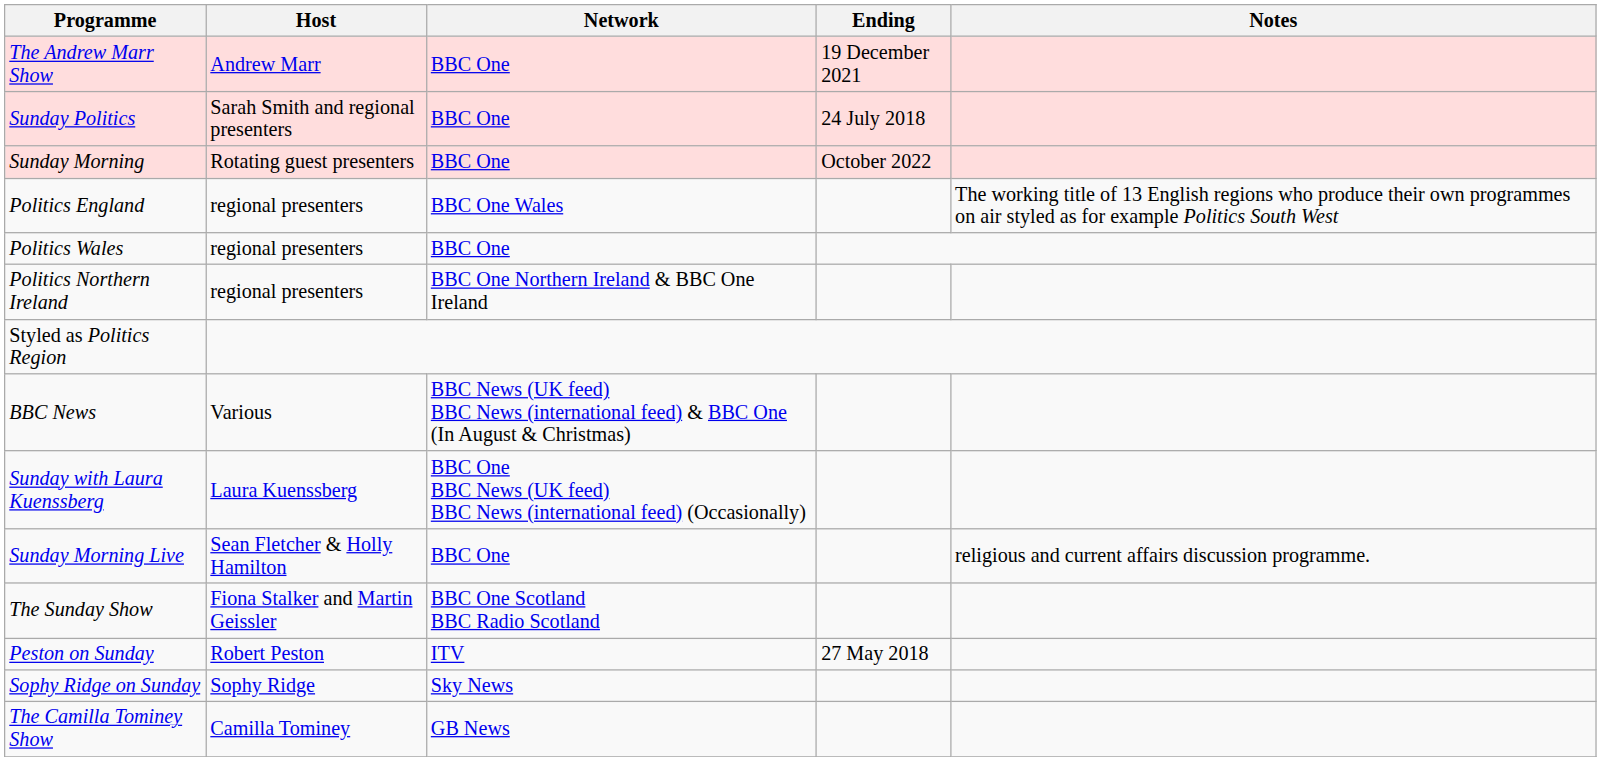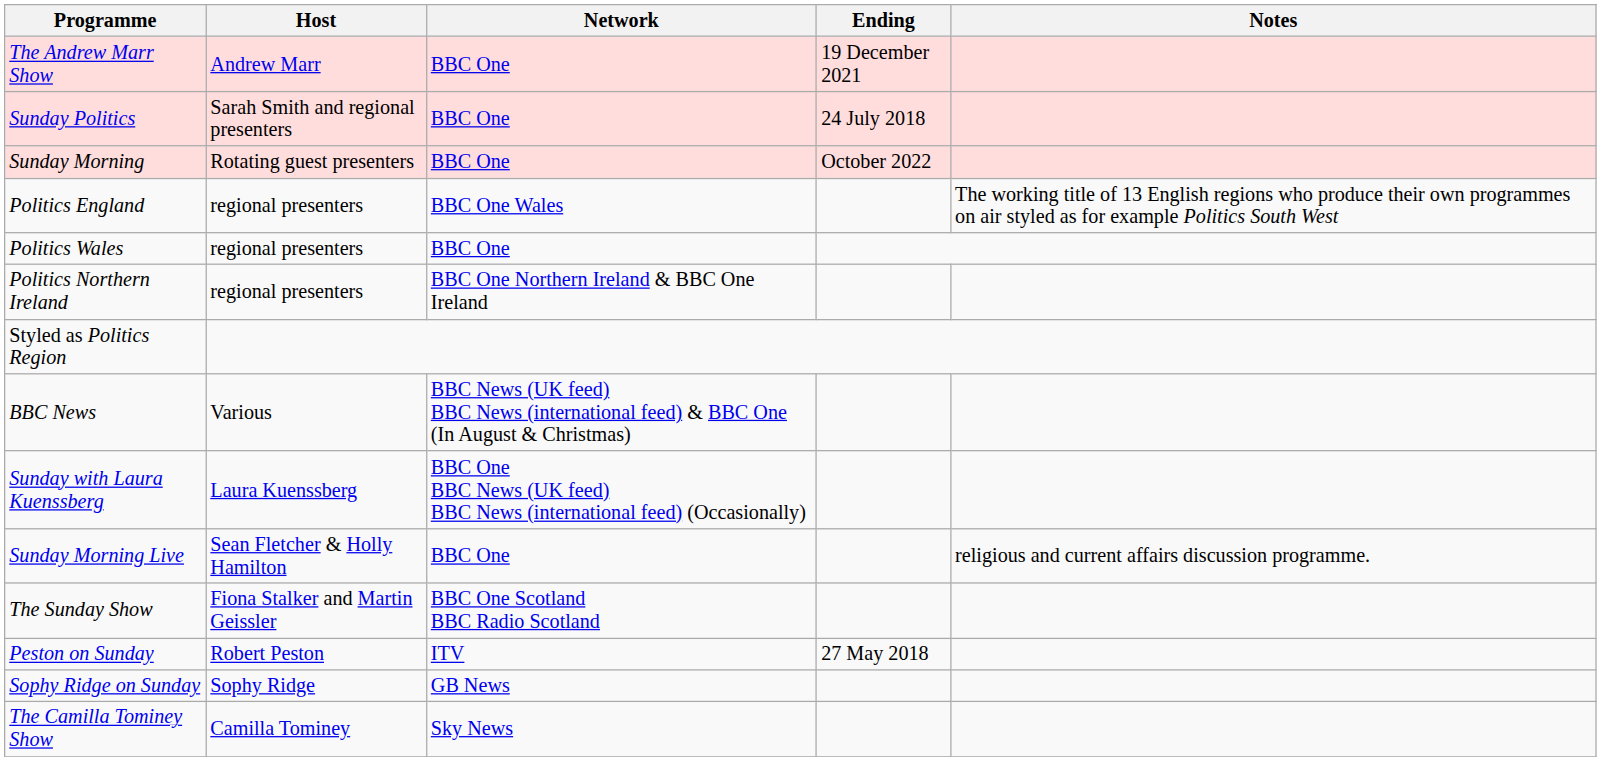(472, 685) Sky News -> (470, 685) GB News
(470, 728) GB News -> (472, 728) Sky News
